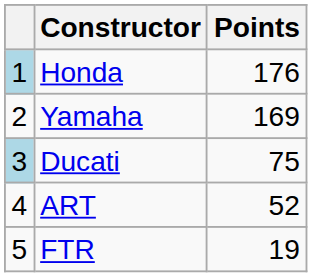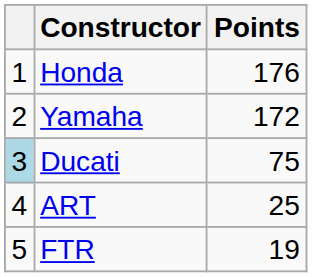(19, 72) lightblue background -> (19, 72) no background
(276, 116) 169 -> (276, 116) 172
(284, 205) 52 -> (284, 205) 25
